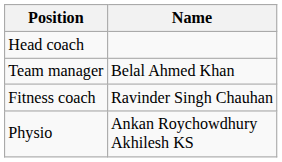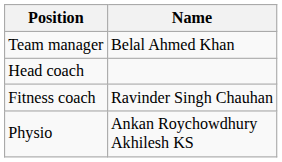rows swapped: (46, 44) <-> (56, 71)
